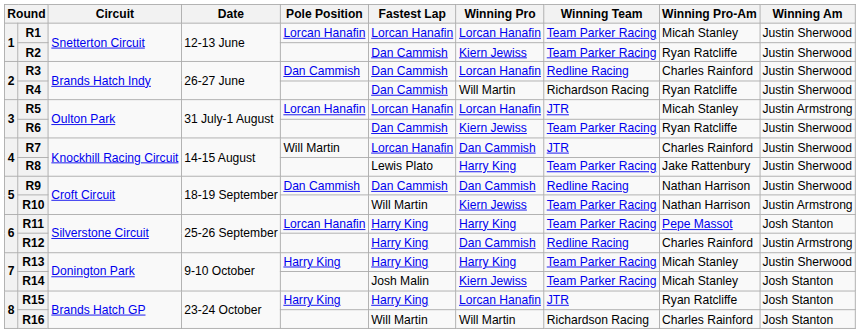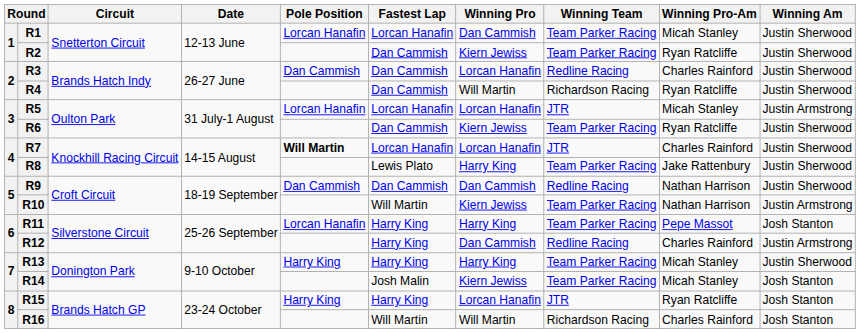(500, 33) Lorcan Hanafin -> (497, 33) Dan Cammish
(312, 147) normal -> (314, 147) bold
(497, 147) Dan Cammish -> (500, 147) Lorcan Hanafin
